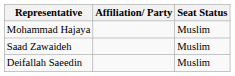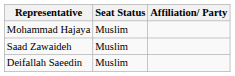columns swapped: (134, 12) <-> (202, 12)
